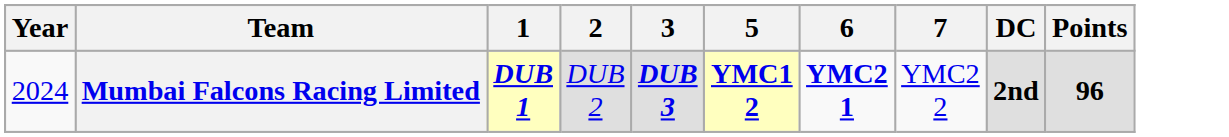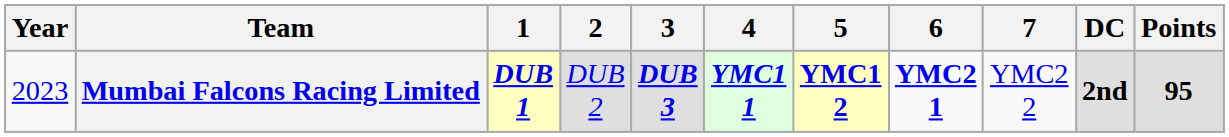+ column: (749, 27)
(40, 90) 2024 -> (40, 90) 2023
(1090, 90) 96 -> (1179, 90) 95
